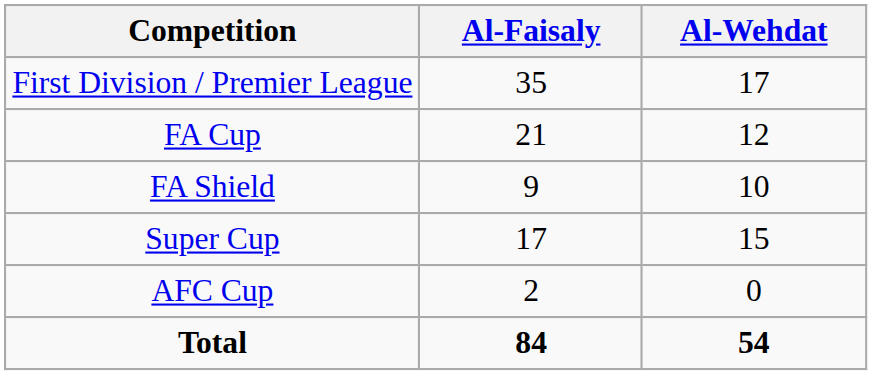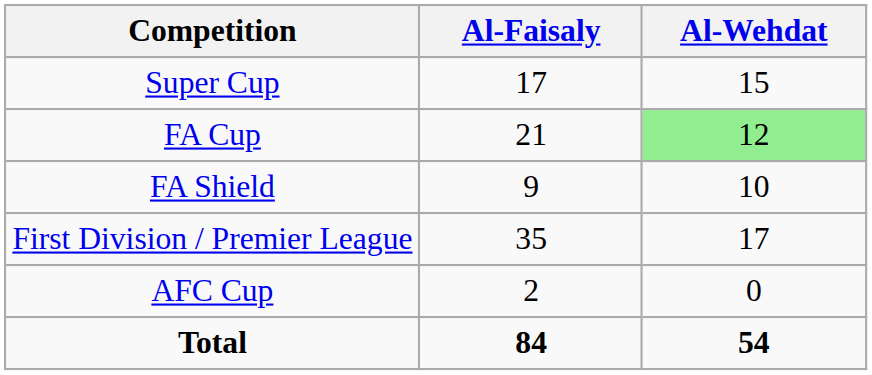rows swapped: (212, 82) <-> (212, 239)
(754, 135) no background -> (754, 135) lightgreen background
